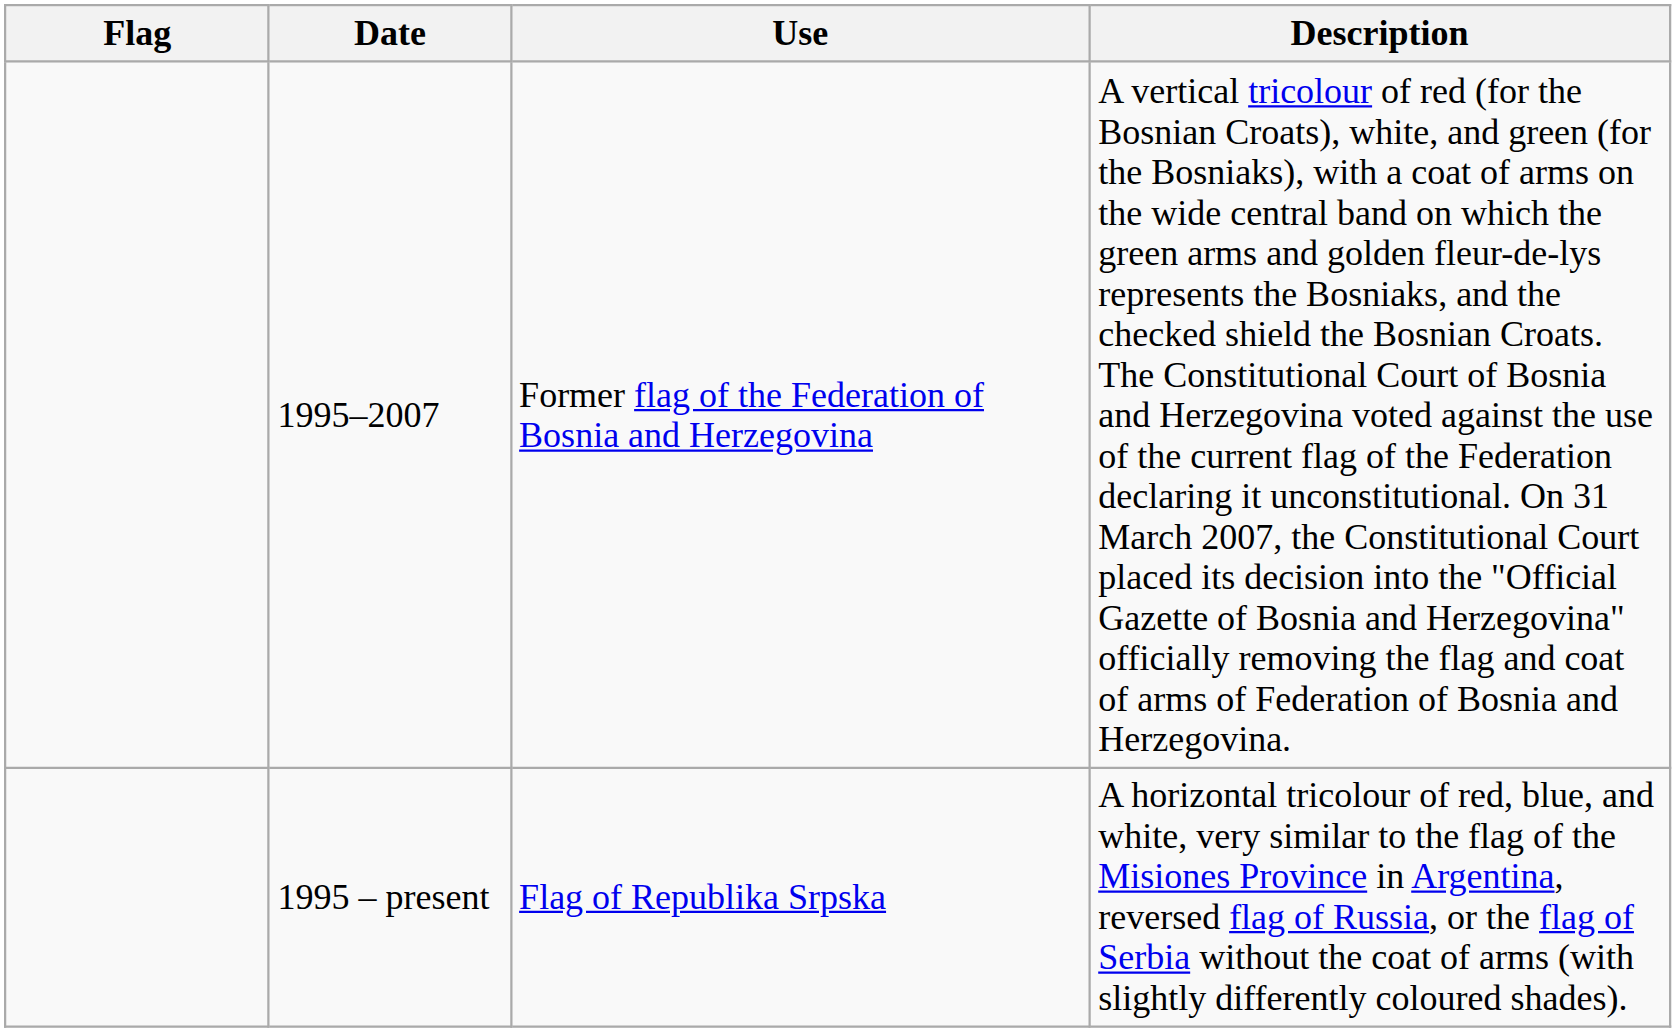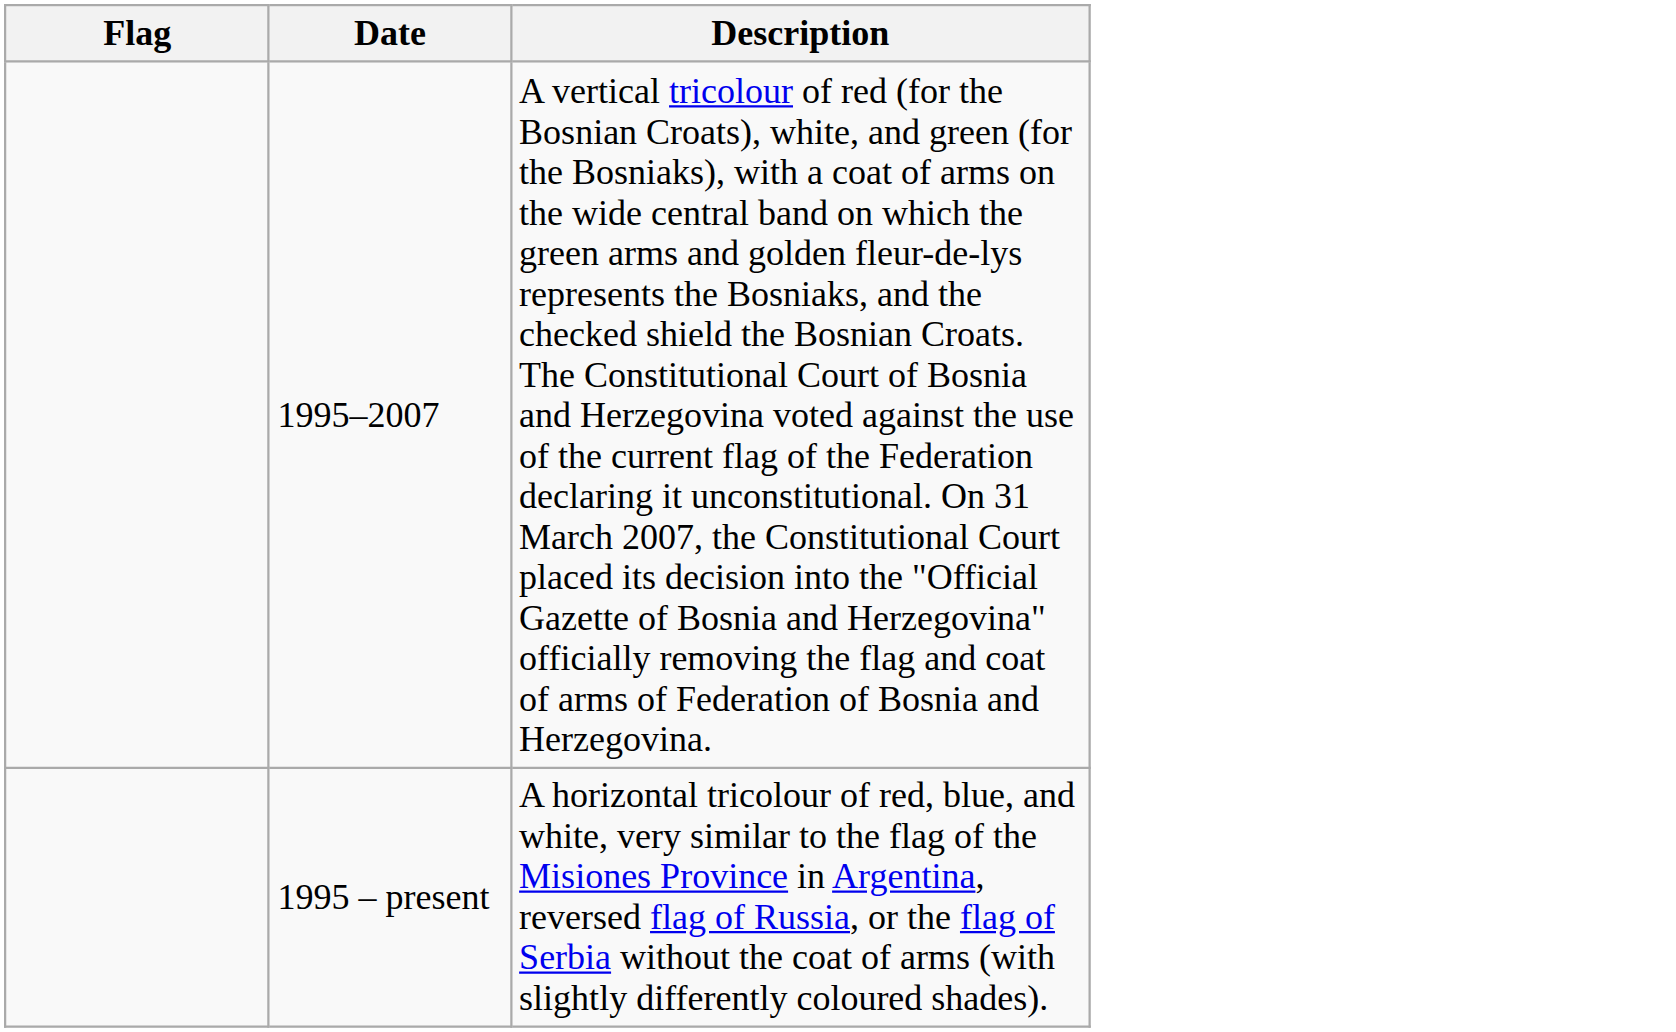- column: (800, 33)
